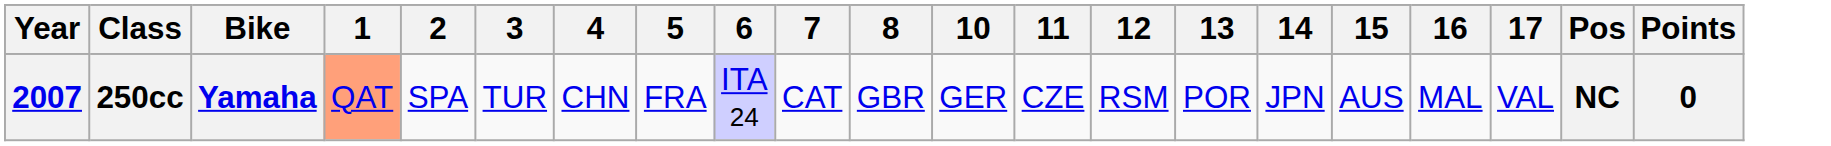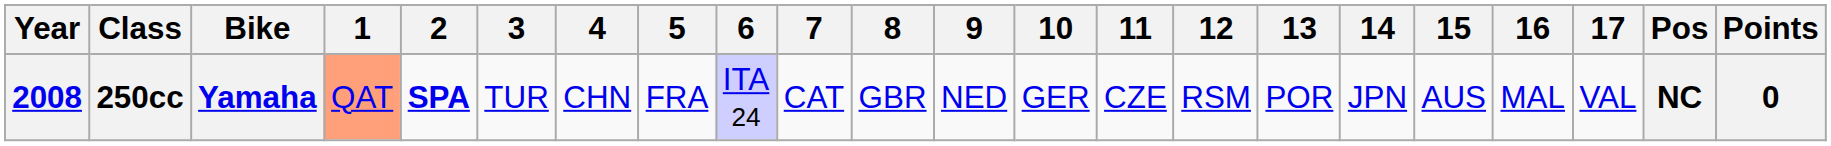+ column: (974, 29)
(47, 96) 2007 -> (47, 96) 2008
(438, 96) normal -> (439, 96) bold
